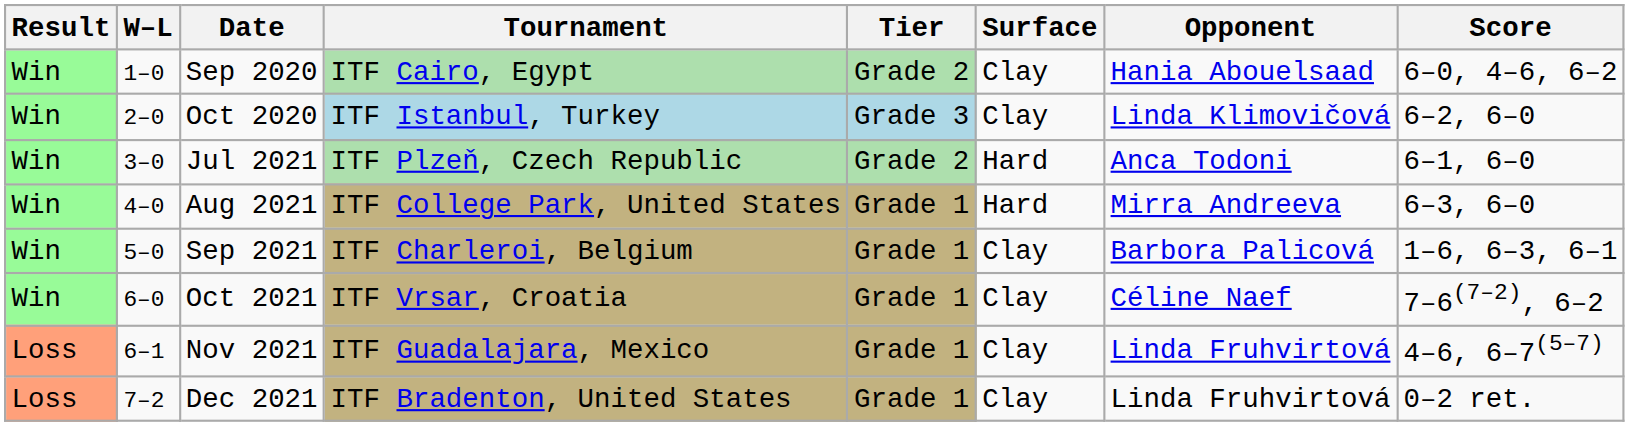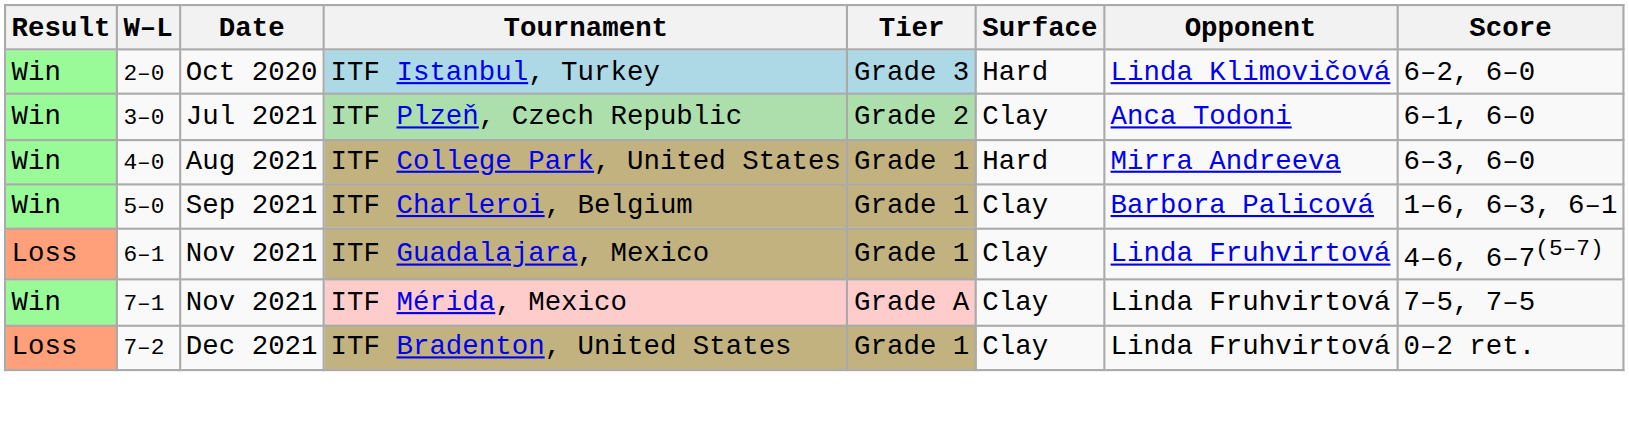- row: (462, 72)
(1015, 117) Clay -> (1015, 72) Hard
(1015, 162) Hard -> (1015, 117) Clay
- row: (479, 299)
+ row: (479, 303)
